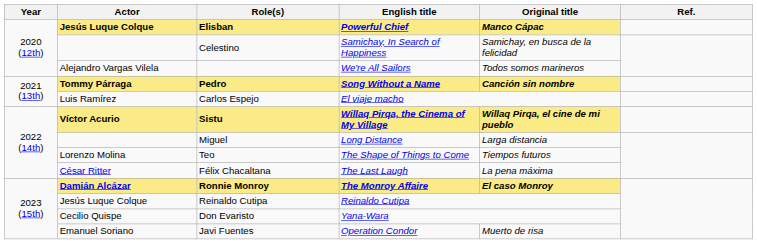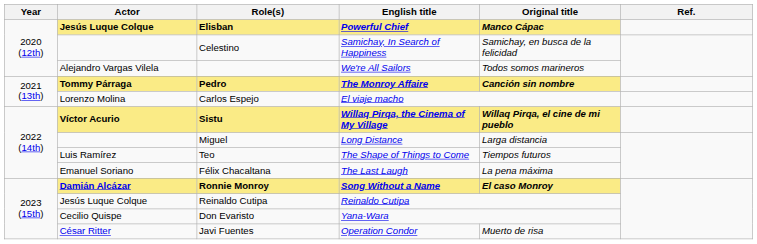(391, 83) Song Without a Name -> (385, 83) The Monroy Affaire
(88, 99) Luis Ramírez -> (92, 99) Lorenzo Molina
(92, 155) Lorenzo Molina -> (88, 155) Luis Ramírez
(85, 170) César Ritter -> (96, 170) Emanuel Soriano
(385, 185) The Monroy Affaire -> (391, 185) Song Without a Name
(96, 231) Emanuel Soriano -> (85, 231) César Ritter
